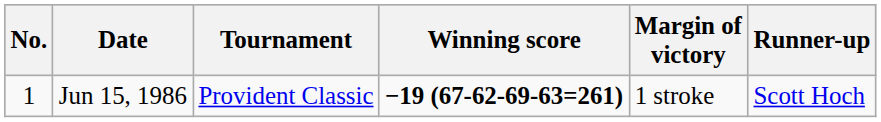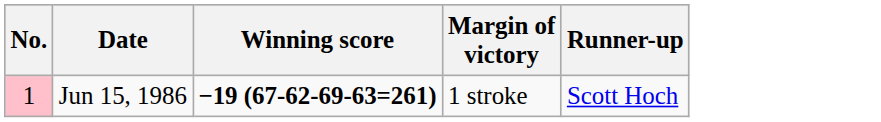- column: (286, 39)
(29, 95) no background -> (29, 95) pink background
